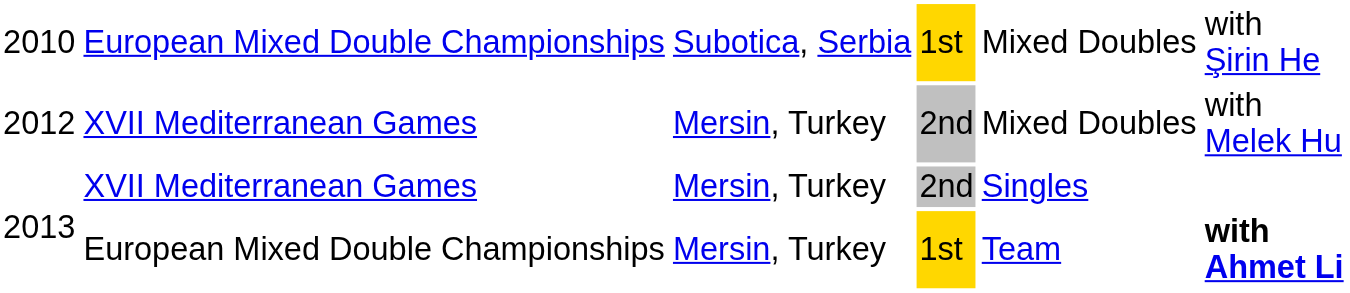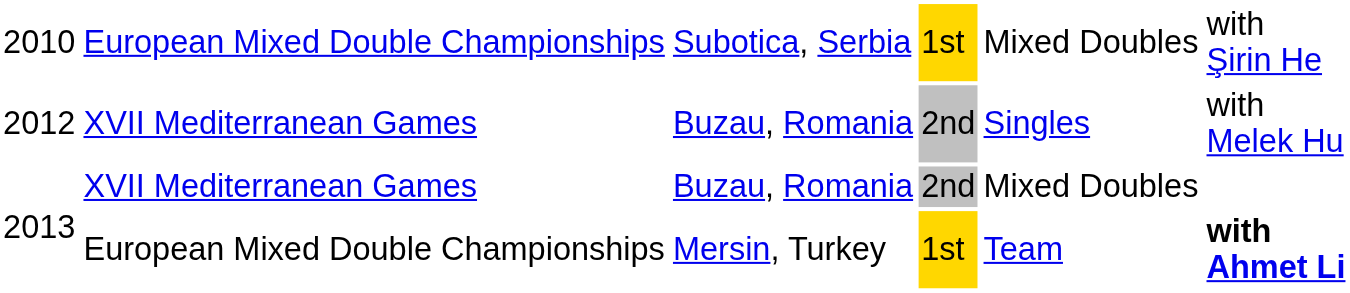(779, 123) Mersin, Turkey -> (793, 123) Buzau, Romania
(1089, 123) Mixed Doubles -> (1037, 123) Singles
(779, 186) Mersin, Turkey -> (793, 186) Buzau, Romania
(1035, 186) Singles -> (1091, 186) Mixed Doubles
